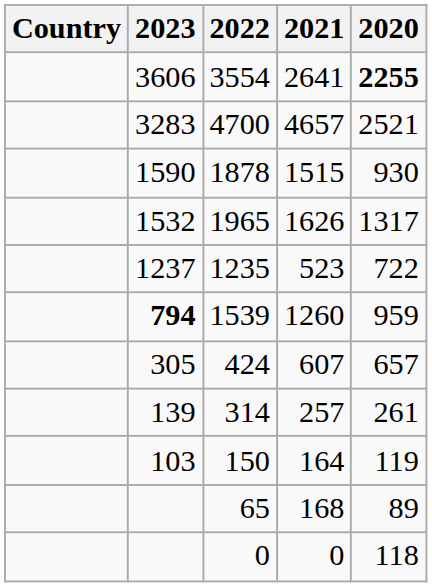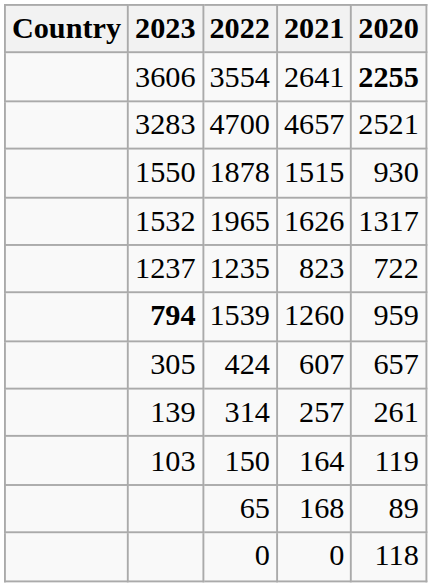(165, 172) 1590 -> (165, 172) 1550
(322, 268) 523 -> (322, 268) 823
